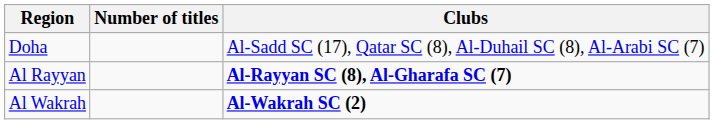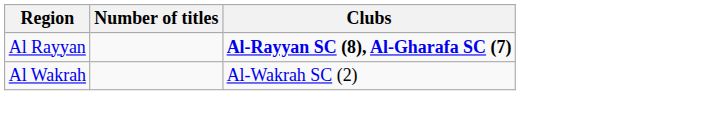- row: (28, 47)
(296, 103) bold -> (292, 75) normal
